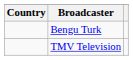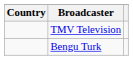rows swapped: (76, 30) <-> (86, 47)
